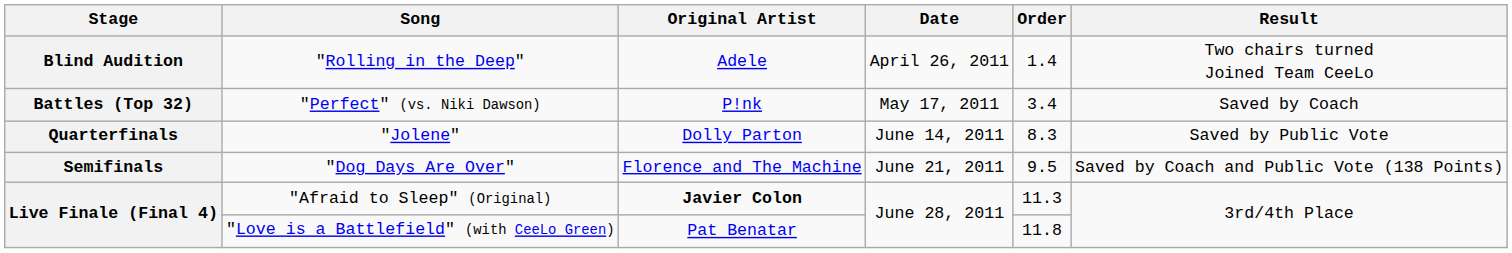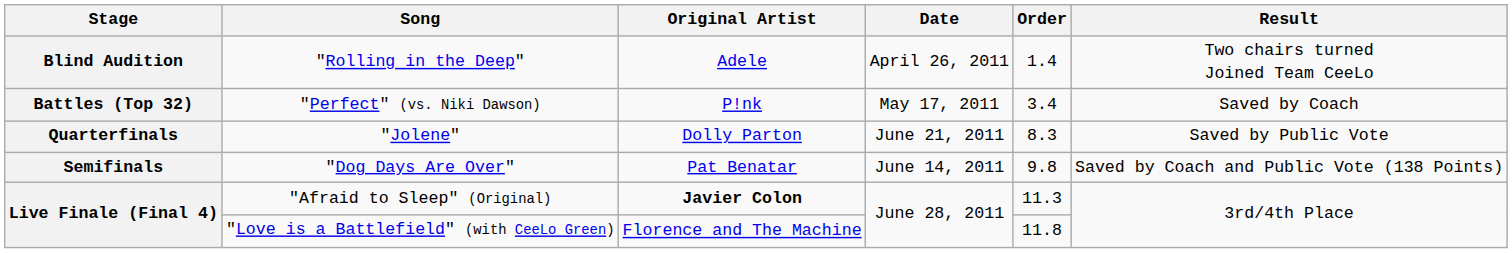(939, 136) June 14, 2011 -> (939, 136) June 21, 2011
(742, 167) Florence and The Machine -> (742, 167) Pat Benatar
(939, 167) June 21, 2011 -> (939, 167) June 14, 2011
(1042, 167) 9.5 -> (1042, 167) 9.8
(742, 231) Pat Benatar -> (742, 231) Florence and The Machine
